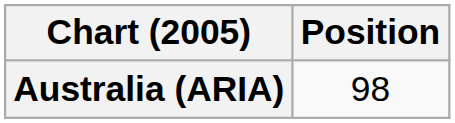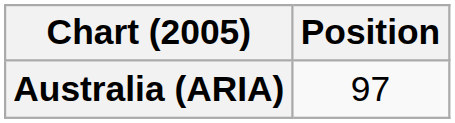(370, 88) 98 -> (370, 88) 97
